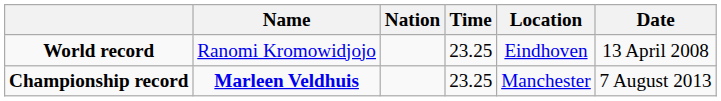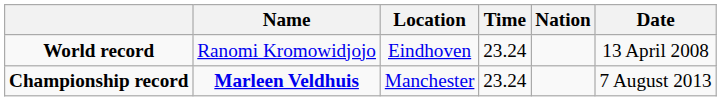columns swapped: (413, 19) <-> (546, 19)
(471, 50) 23.25 -> (505, 50) 23.24
(471, 80) 23.25 -> (505, 80) 23.24
